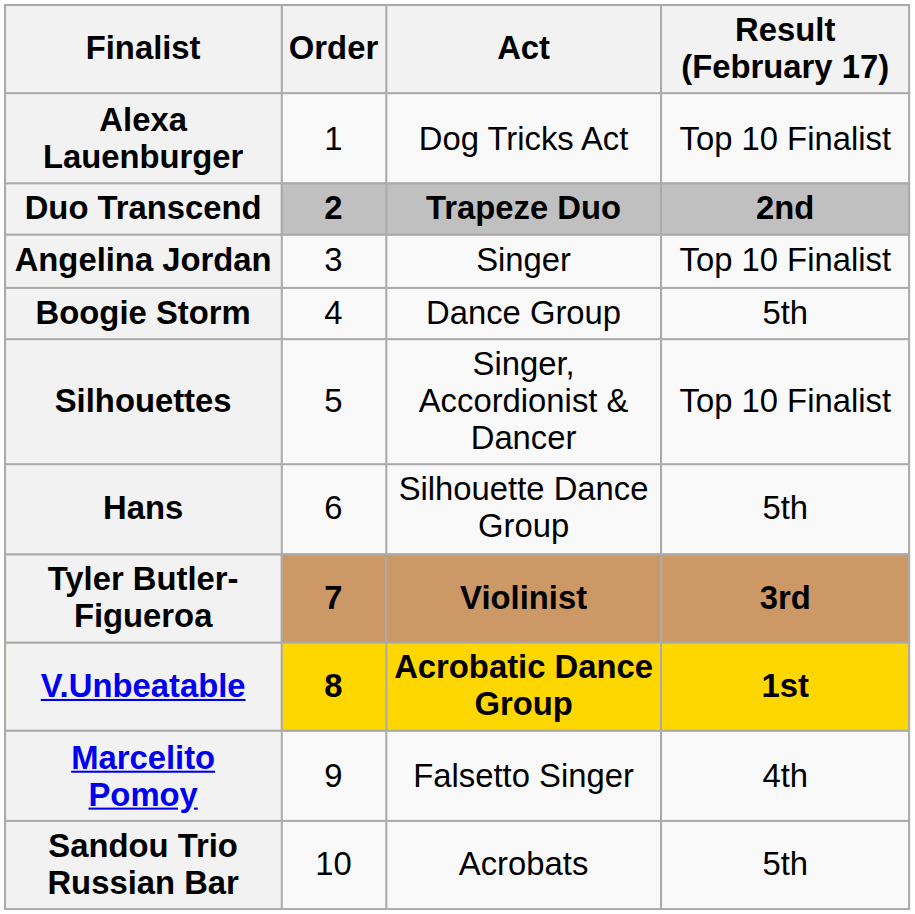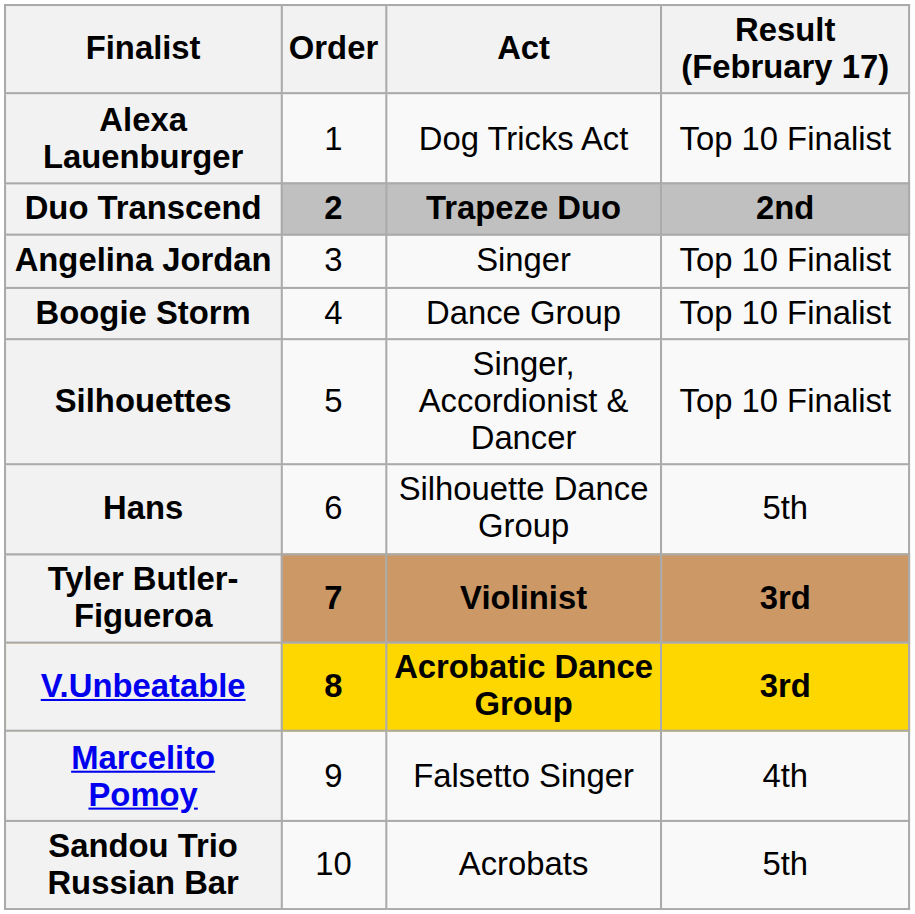(785, 312) 5th -> (785, 312) Top 10 Finalist
(785, 686) 1st -> (785, 686) 3rd
